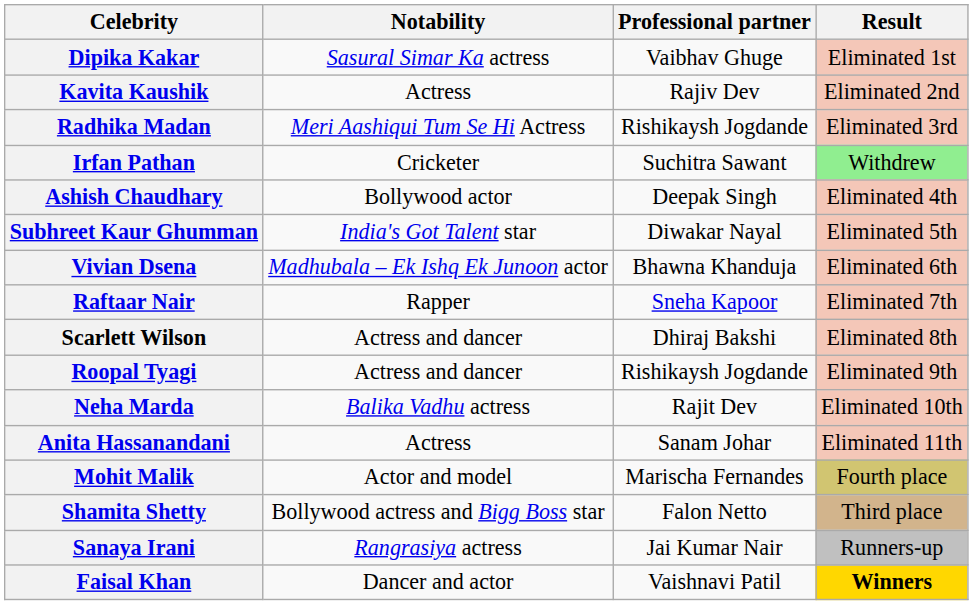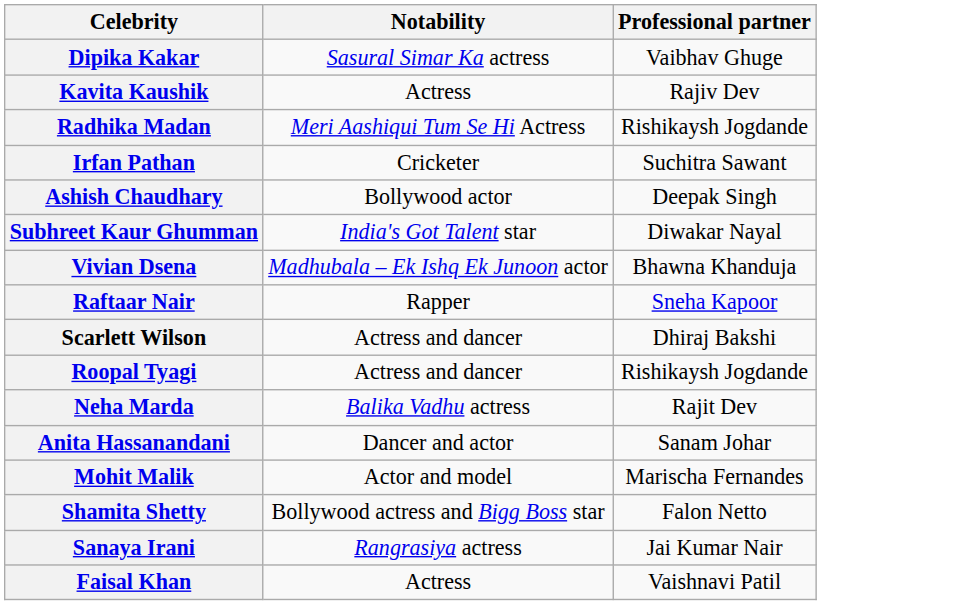- column: (892, 22)
(438, 442) Actress -> (438, 442) Dancer and actor
(438, 582) Dancer and actor -> (438, 582) Actress
